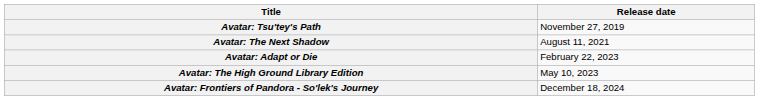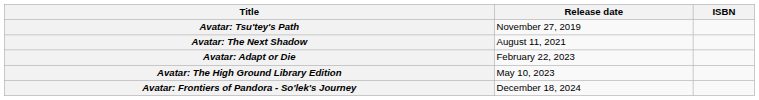+ column: (724, 12)
